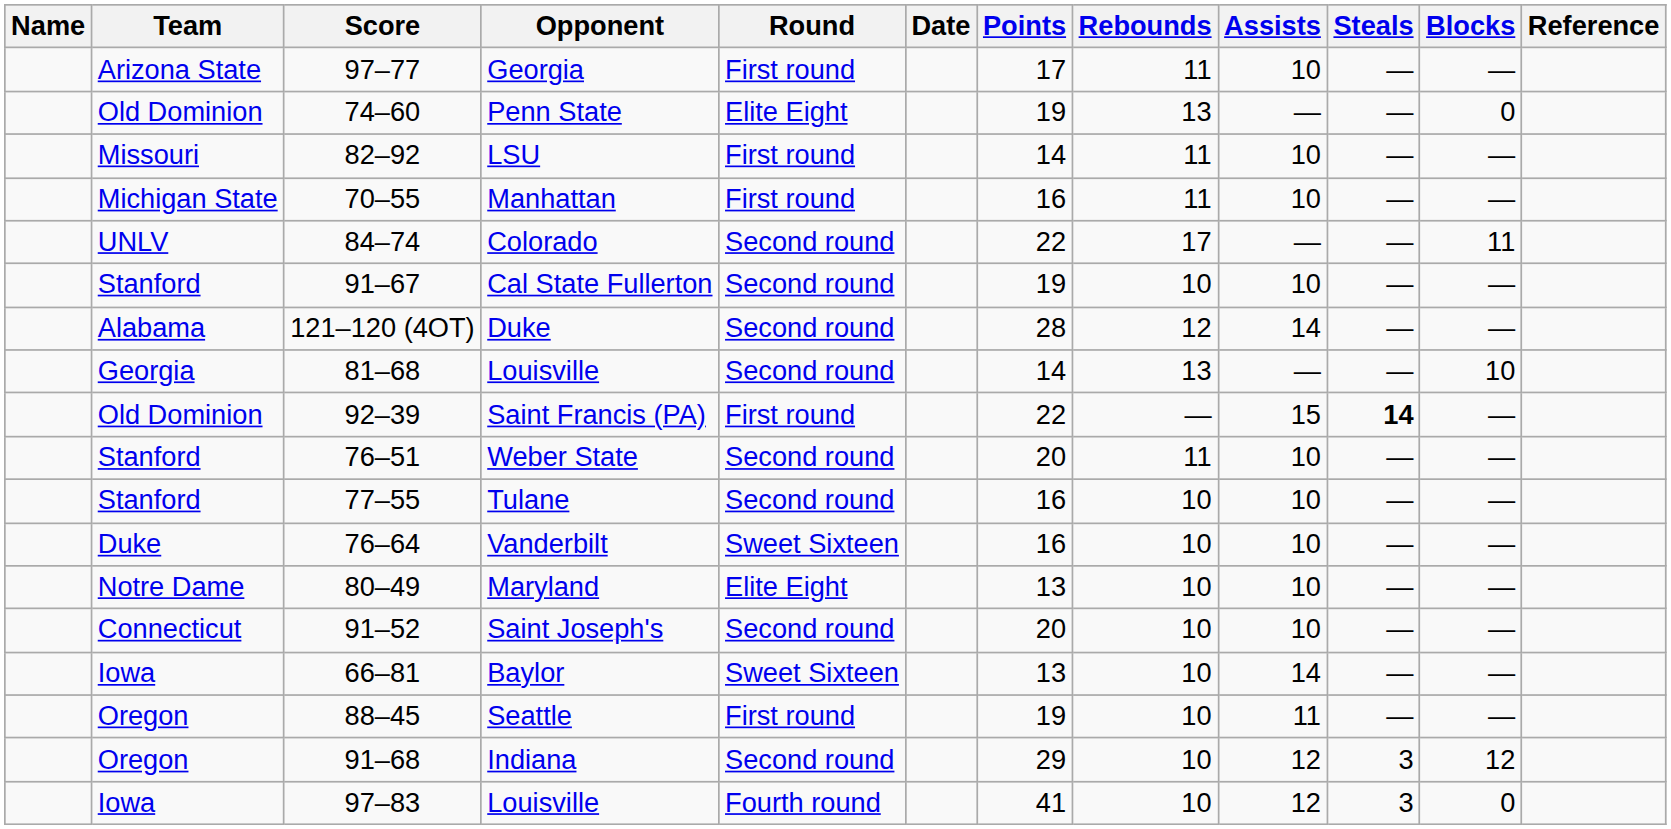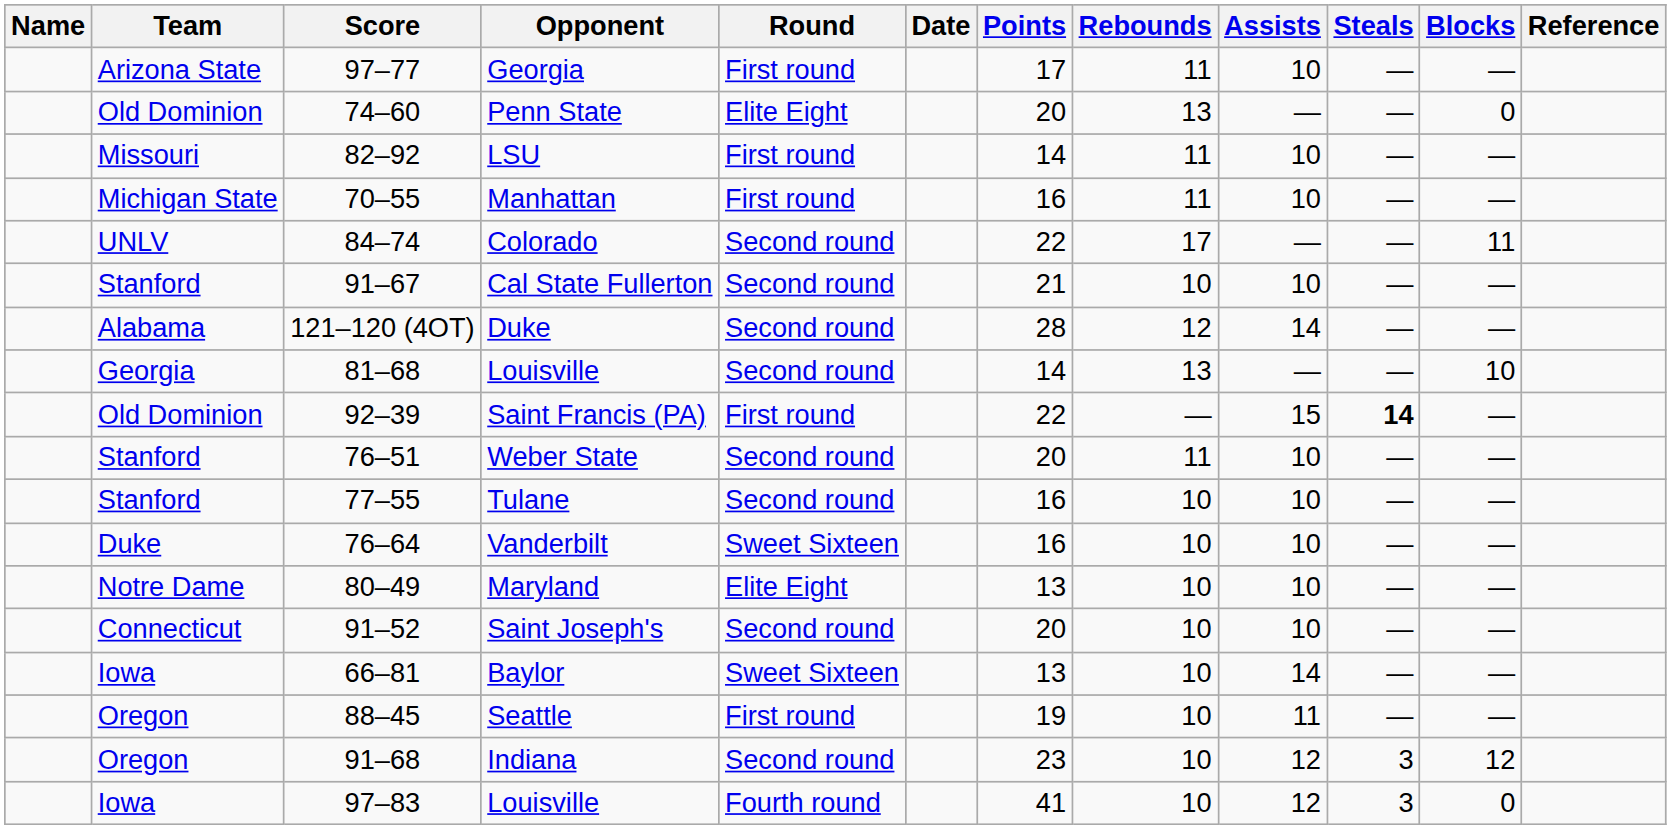(1051, 112) 19 -> (1051, 112) 20
(1051, 284) 19 -> (1051, 284) 21
(1051, 759) 29 -> (1051, 759) 23
